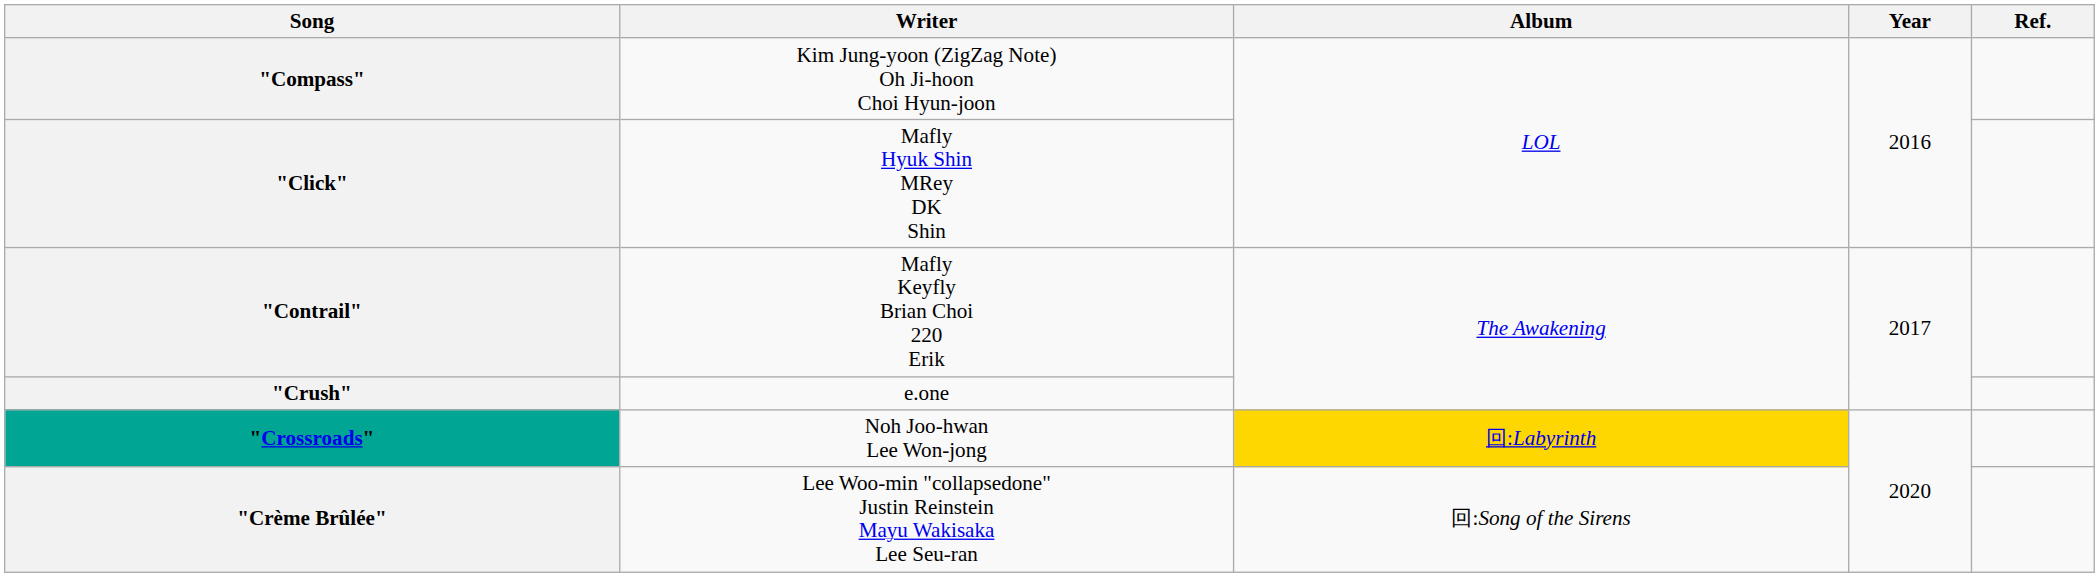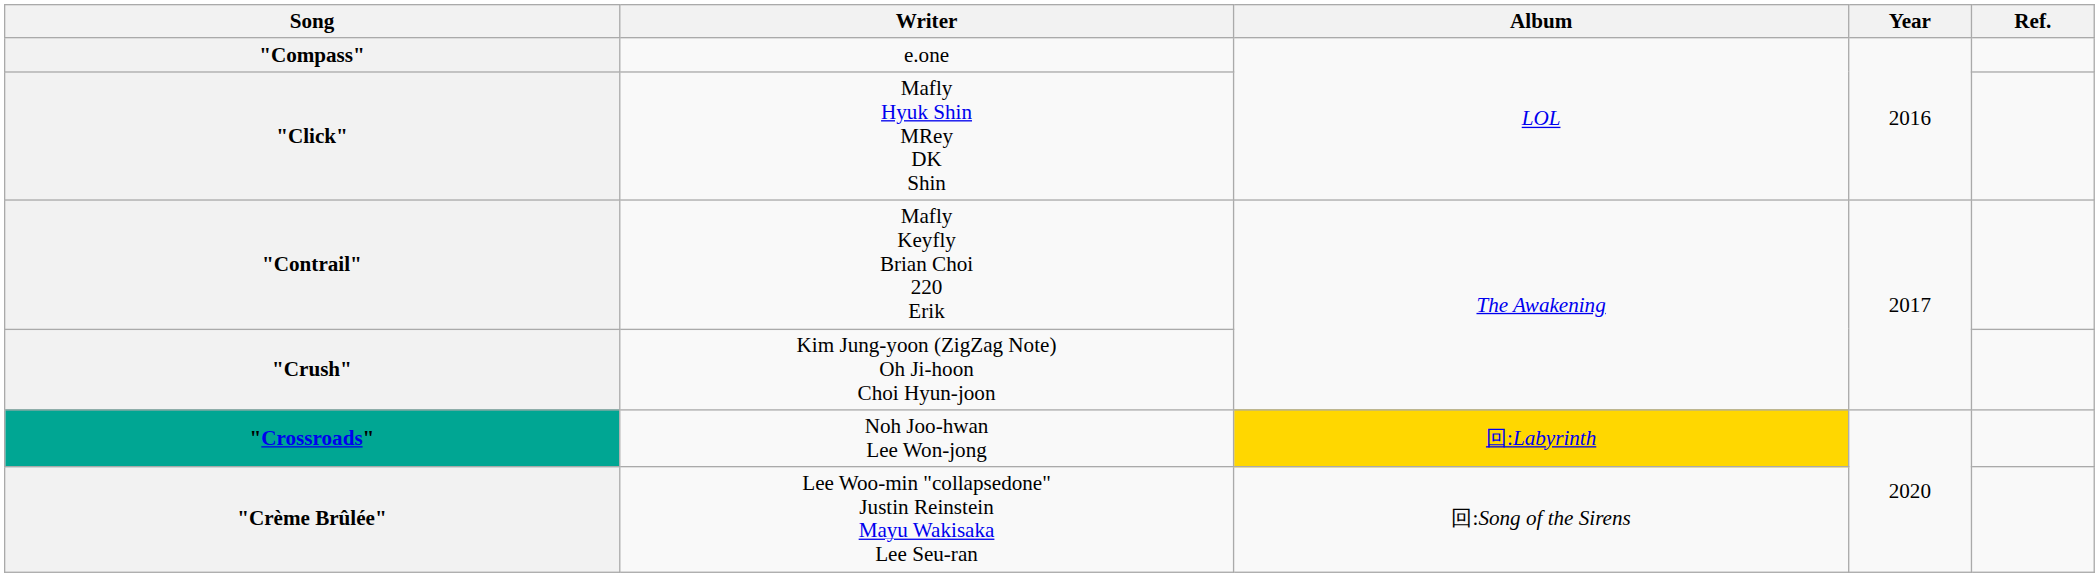(927, 78) Kim Jung-yoon (ZigZag Note) Oh Ji-hoon Choi Hyun-joon -> (927, 54) e.one
(927, 392) e.one -> (927, 369) Kim Jung-yoon (ZigZag Note) Oh Ji-hoon Choi Hyun-joon
